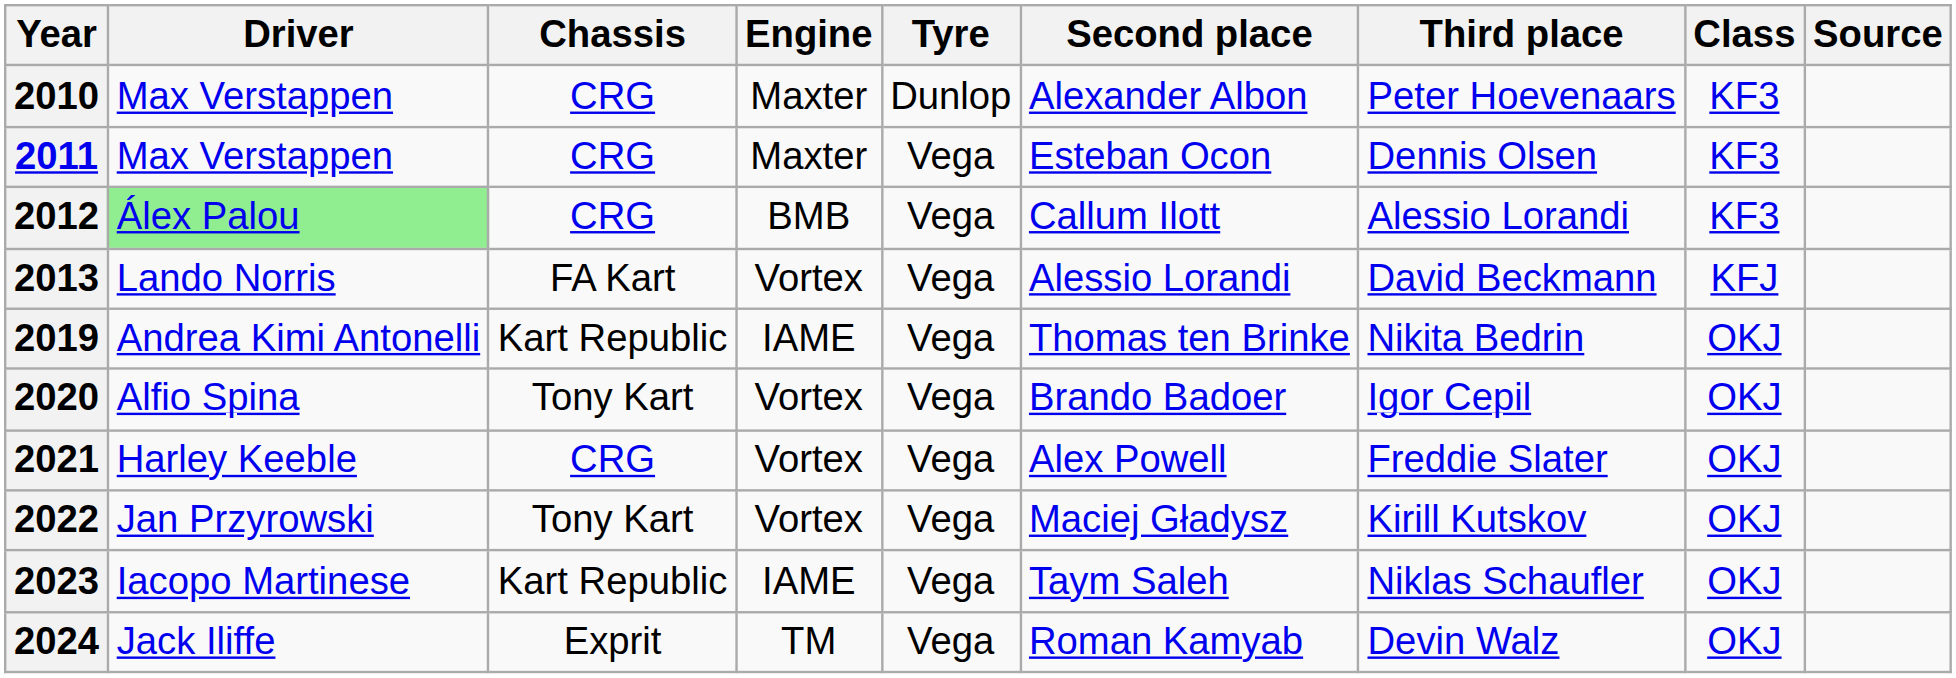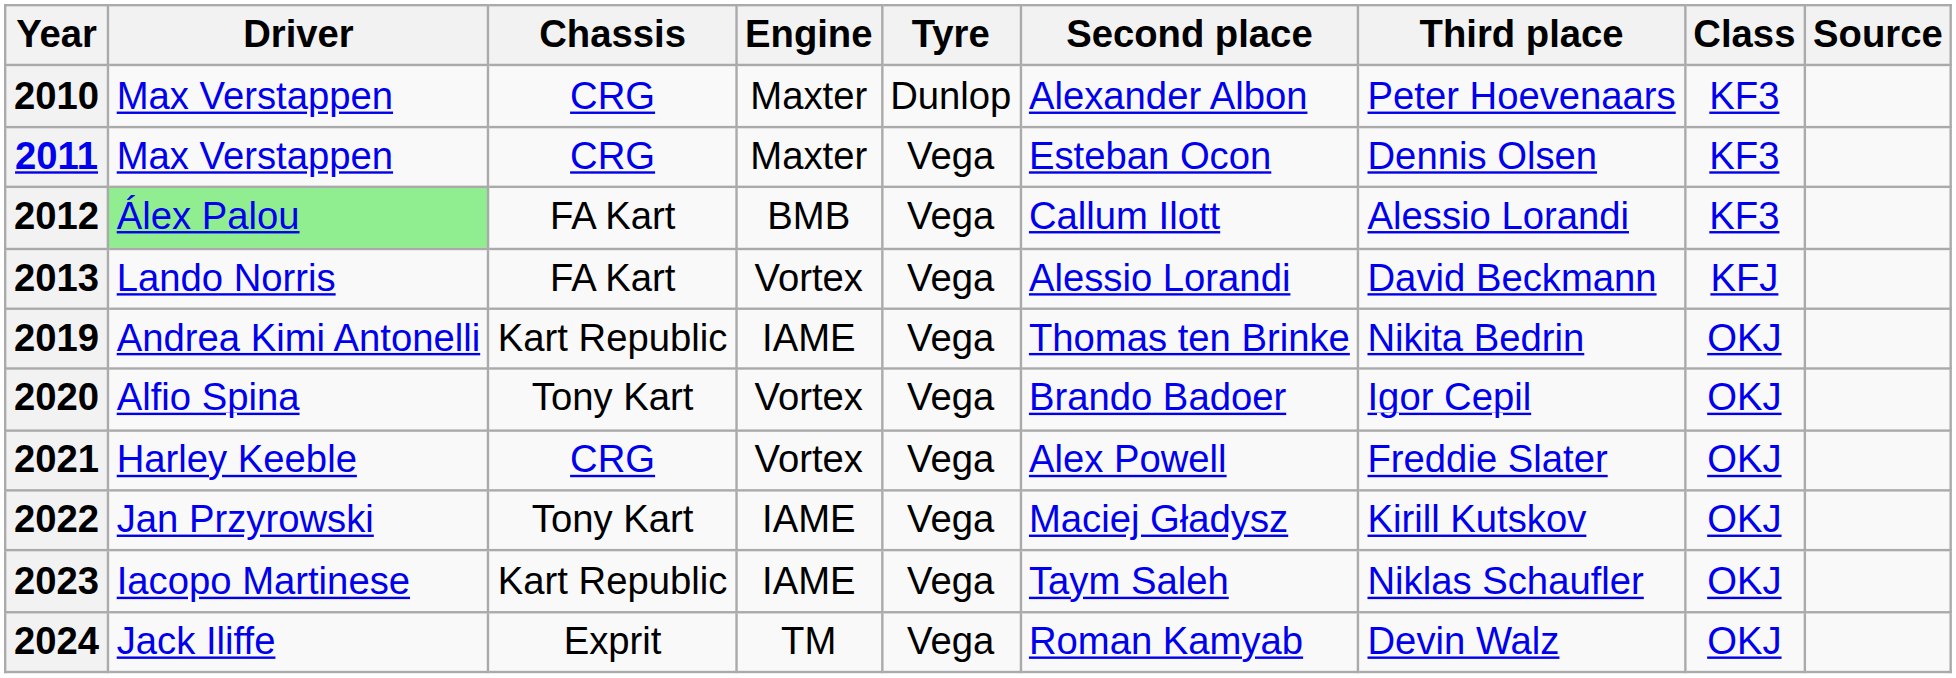(613, 216) CRG -> (613, 216) FA Kart
(809, 519) Vortex -> (809, 519) IAME
